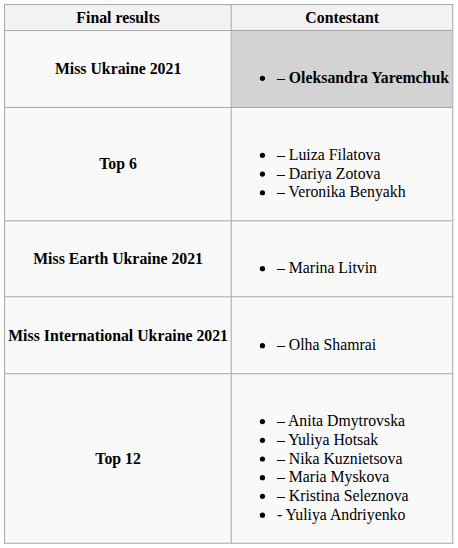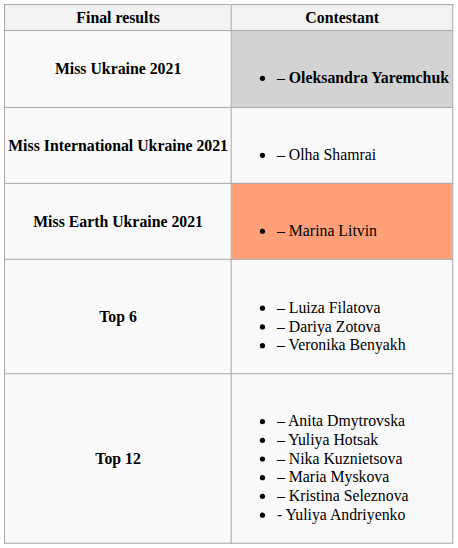rows swapped: (118, 335) <-> (118, 164)
(342, 269) no background -> (342, 231) lightsalmon background
